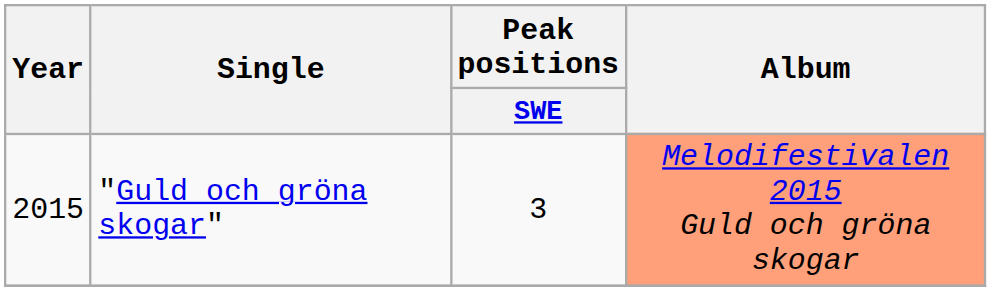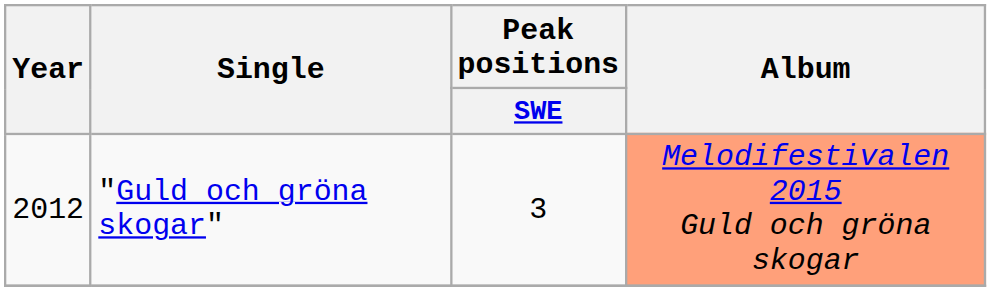(48, 210) 2015 -> (48, 210) 2012
